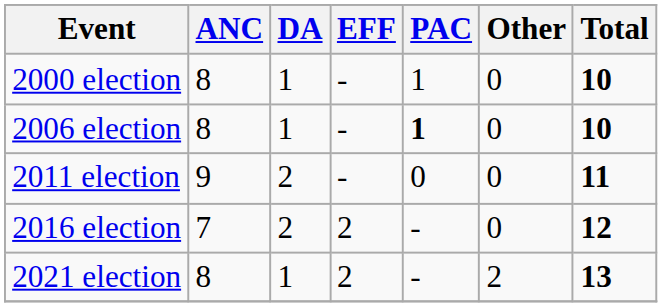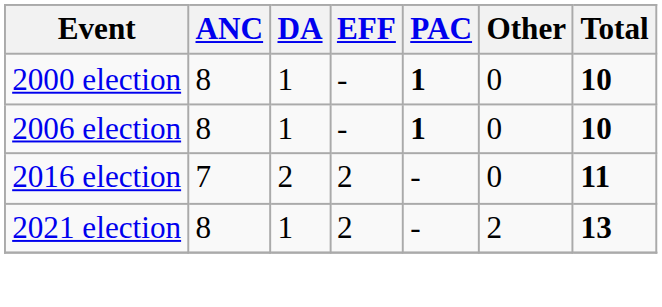(418, 78) normal -> (418, 78) bold
- row: (96, 177)
(596, 227) 12 -> (595, 177) 11
